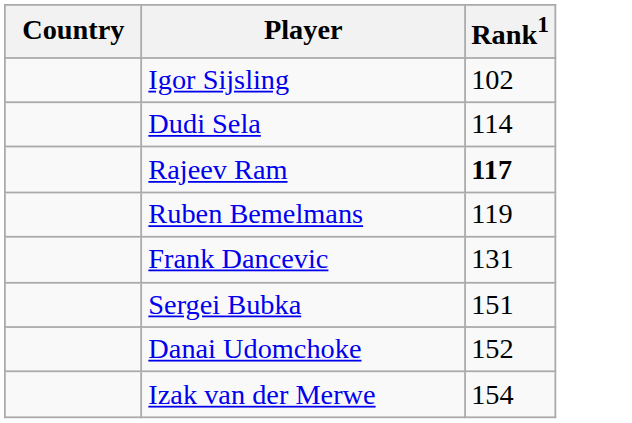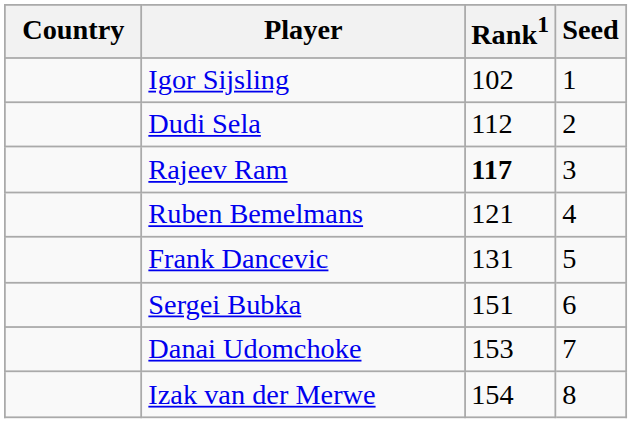+ column: (590, 30)
(492, 124) 114 -> (492, 124) 112
(492, 214) 119 -> (492, 214) 121
(492, 349) 152 -> (492, 349) 153
